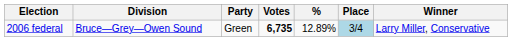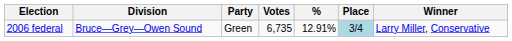(279, 28) bold -> (279, 28) normal
(319, 28) 12.89% -> (319, 28) 12.91%
